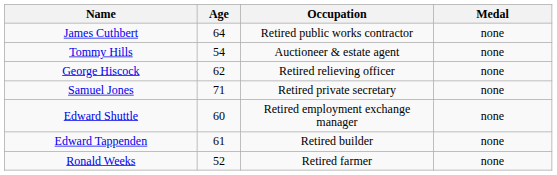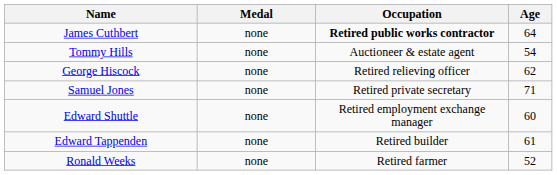columns swapped: (219, 14) <-> (492, 14)
(337, 33) normal -> (412, 33) bold
